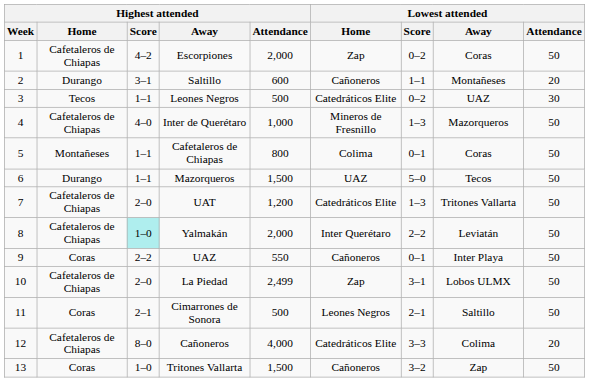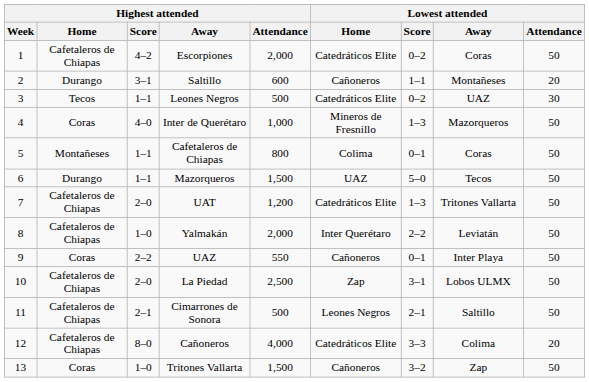(356, 55) Zap -> (356, 55) Catedráticos Elite
(82, 122) Cafetaleros de Chiapas -> (82, 122) Coras
(143, 233) paleturquoise background -> (143, 233) no background
(280, 281) 2,499 -> (280, 281) 2,500
(82, 312) Coras -> (82, 312) Cafetaleros de Chiapas
